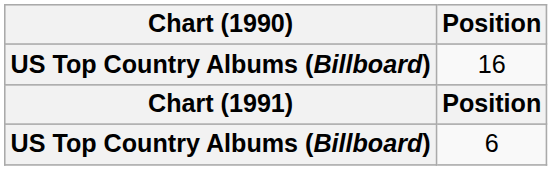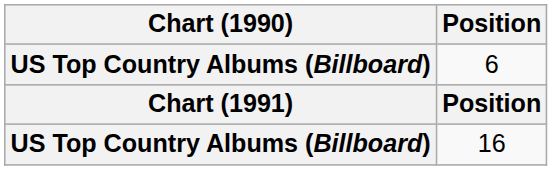rows swapped: (492, 143) <-> (492, 64)
